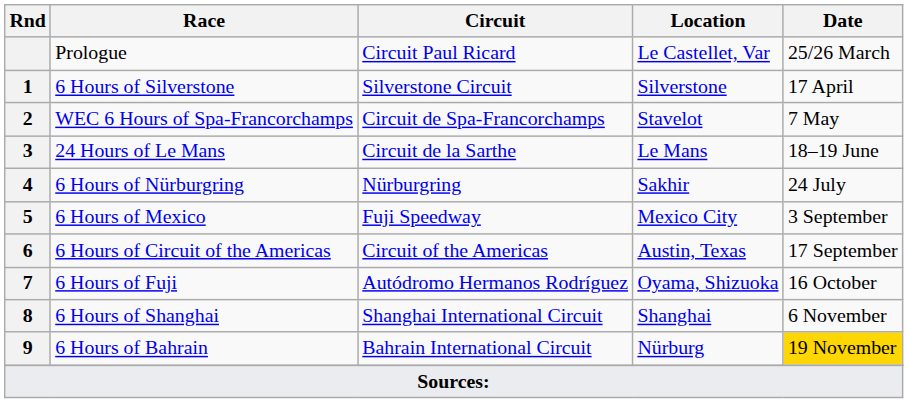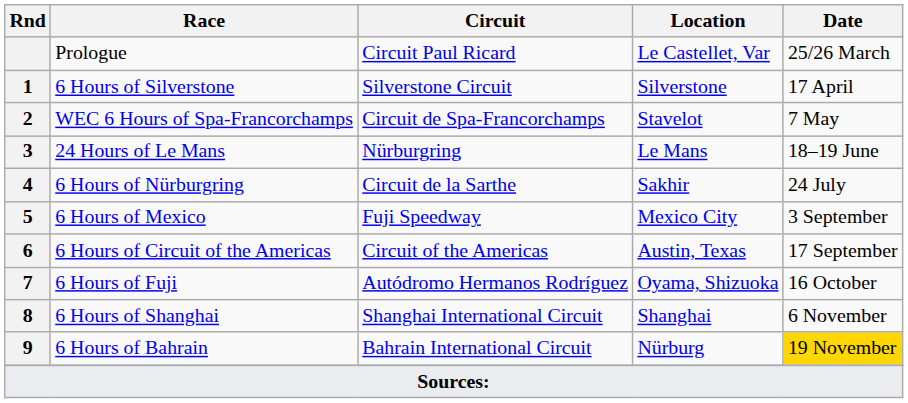(439, 151) Circuit de la Sarthe -> (412, 151) Nürburgring
(412, 184) Nürburgring -> (439, 184) Circuit de la Sarthe
